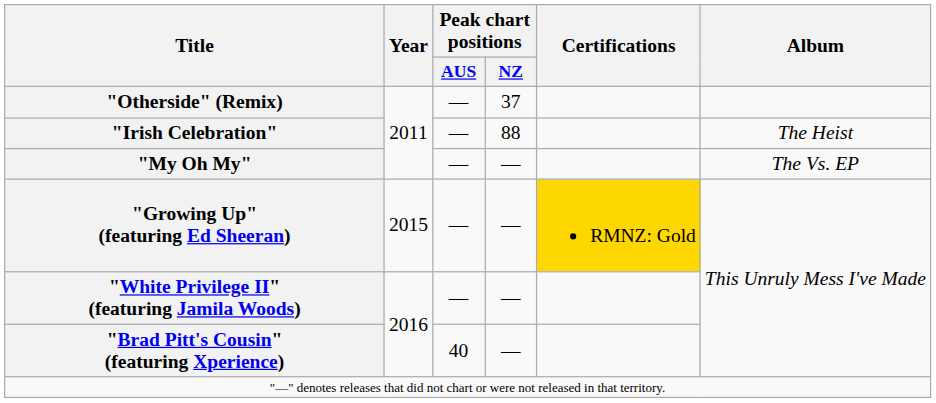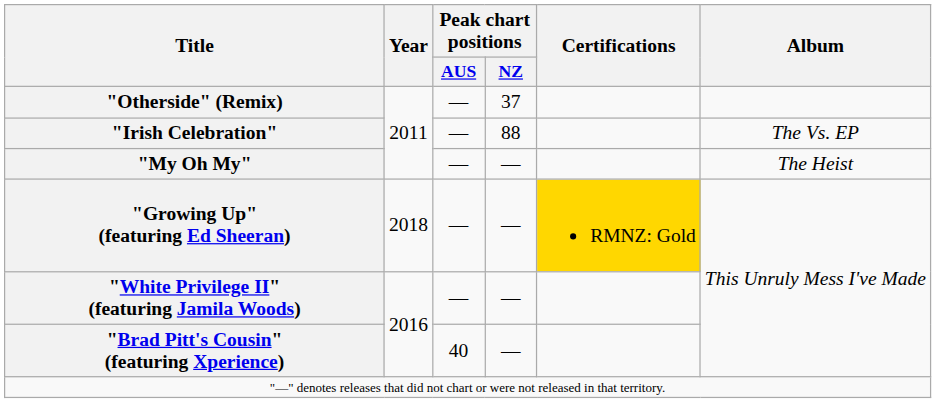(815, 132) The Heist -> (815, 132) The Vs. EP
(815, 163) The Vs. EP -> (815, 163) The Heist
(409, 225) 2015 -> (409, 225) 2018
